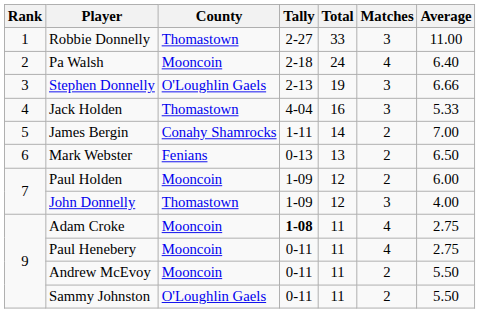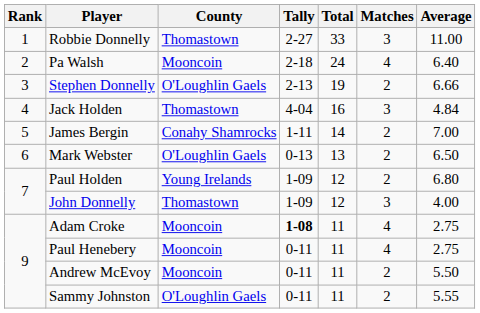(387, 86) 3 -> (387, 86) 2
(446, 109) 5.33 -> (446, 109) 4.84
(185, 156) Fenians -> (214, 156) O'Loughlin Gaels
(192, 179) Mooncoin -> (207, 179) Young Irelands
(446, 179) 6.00 -> (446, 179) 6.80
(446, 296) 5.50 -> (446, 296) 5.55
